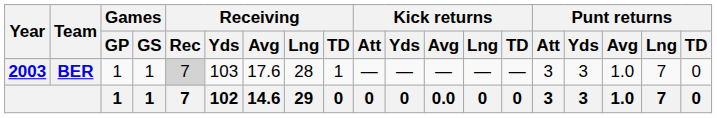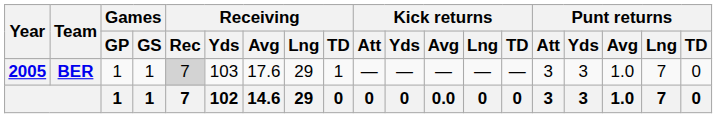(27, 71) 2003 -> (27, 71) 2005
(304, 71) 28 -> (304, 71) 29
